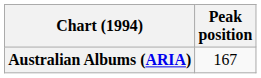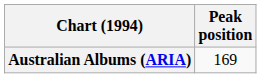(225, 60) 167 -> (225, 60) 169
